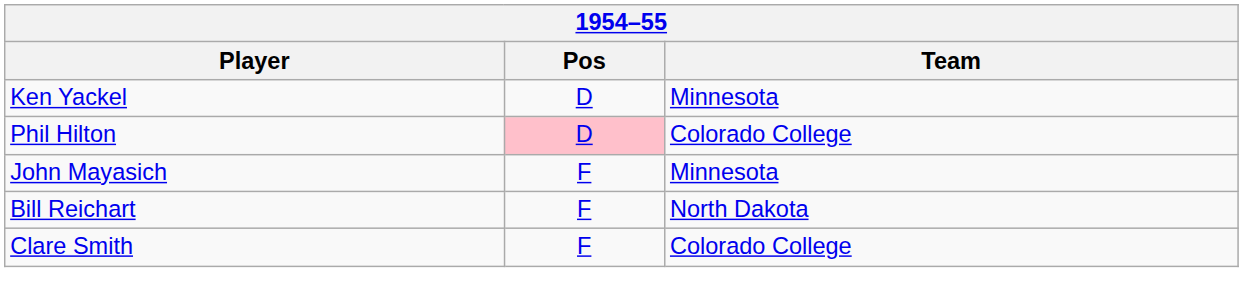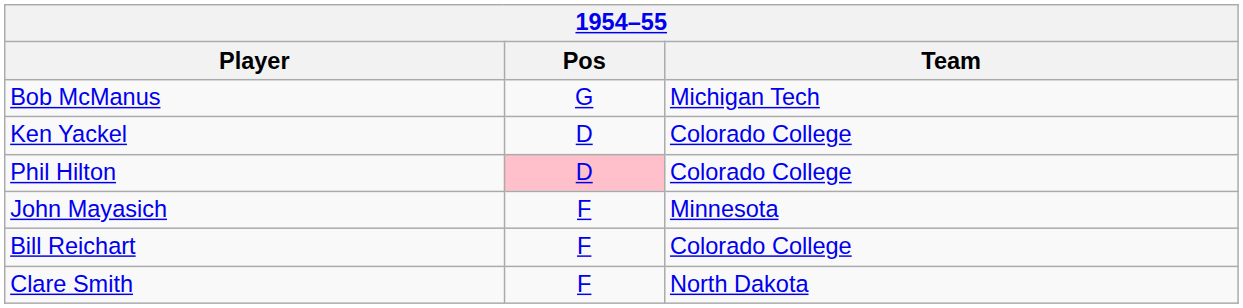+ row: (85, 97)
(724, 97) Minnesota -> (761, 135) Colorado College
(739, 209) North Dakota -> (761, 246) Colorado College
(761, 246) Colorado College -> (739, 284) North Dakota
